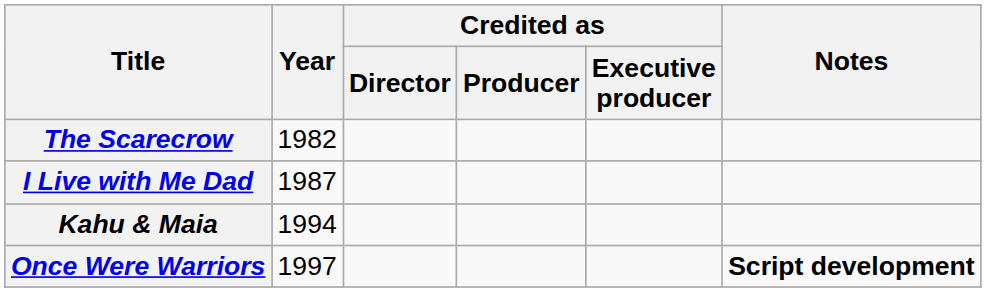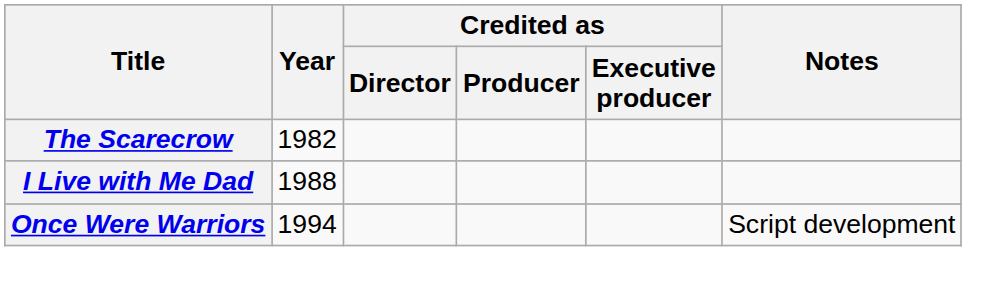(307, 181) 1987 -> (307, 181) 1988
- row: (138, 223)
(307, 266) 1997 -> (307, 223) 1994
(851, 266) bold -> (842, 223) normal
